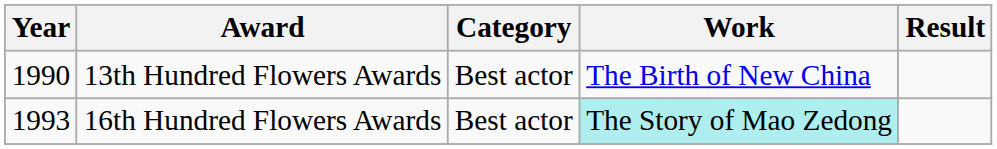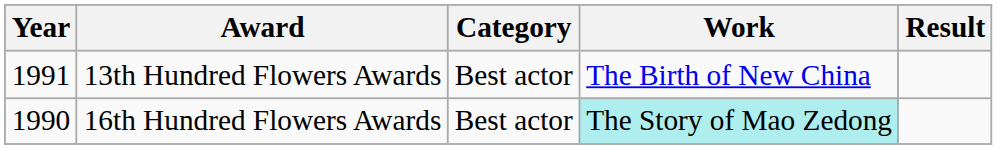(41, 74) 1990 -> (41, 74) 1991
(41, 120) 1993 -> (41, 120) 1990
